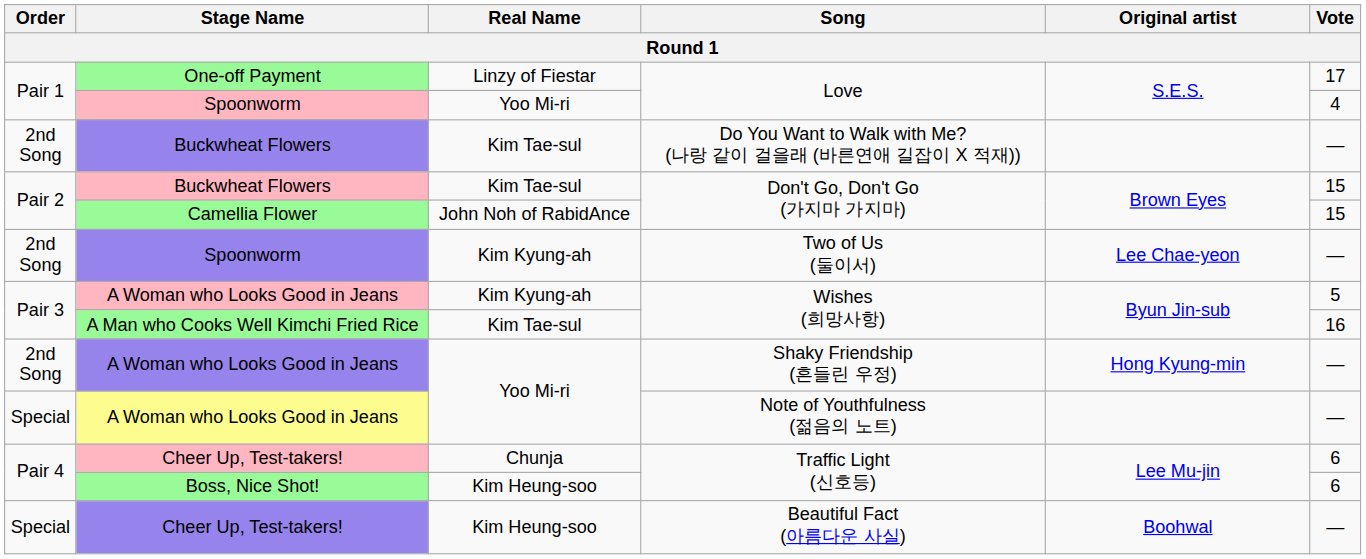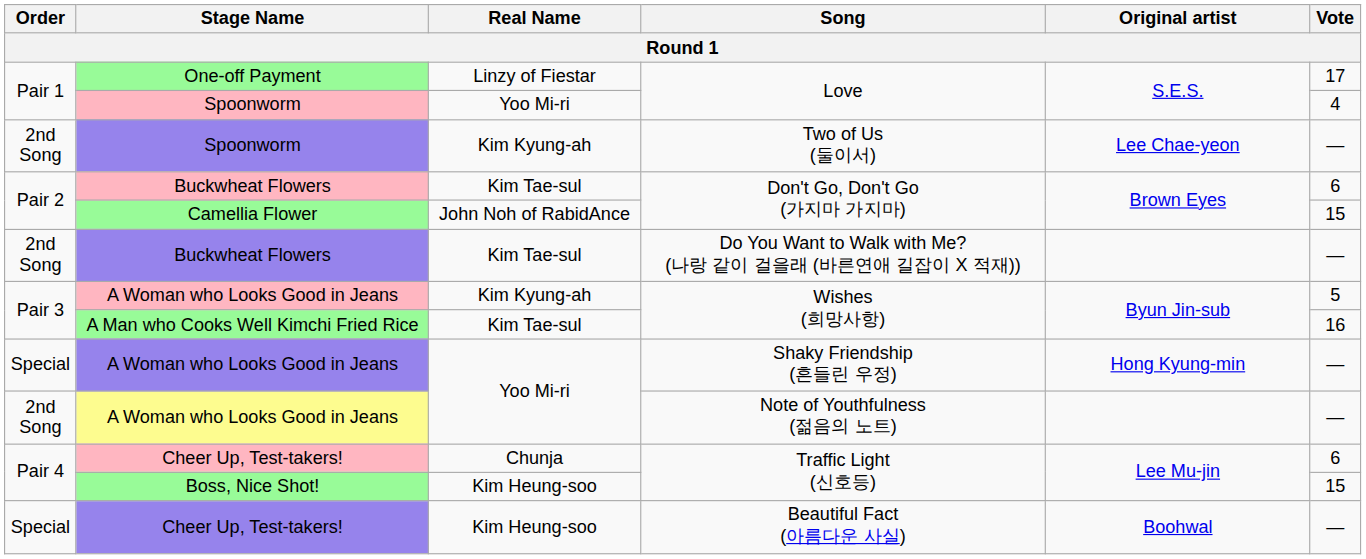rows swapped: (253, 255) <-> (253, 145)
(1335, 185) 15 -> (1335, 185) 6
(40, 364) 2nd Song -> (40, 364) Special
(40, 417) Special -> (40, 417) 2nd Song
(1335, 486) 6 -> (1335, 486) 15
